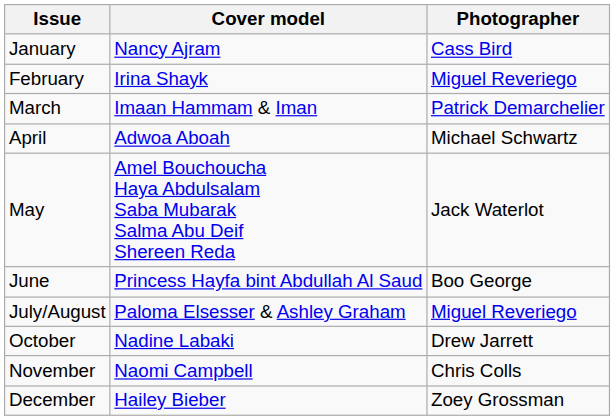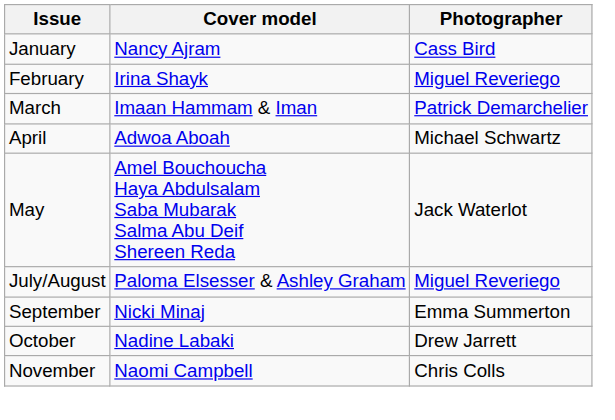- row: (29, 281)
+ row: (55, 311)
- row: (52, 400)
